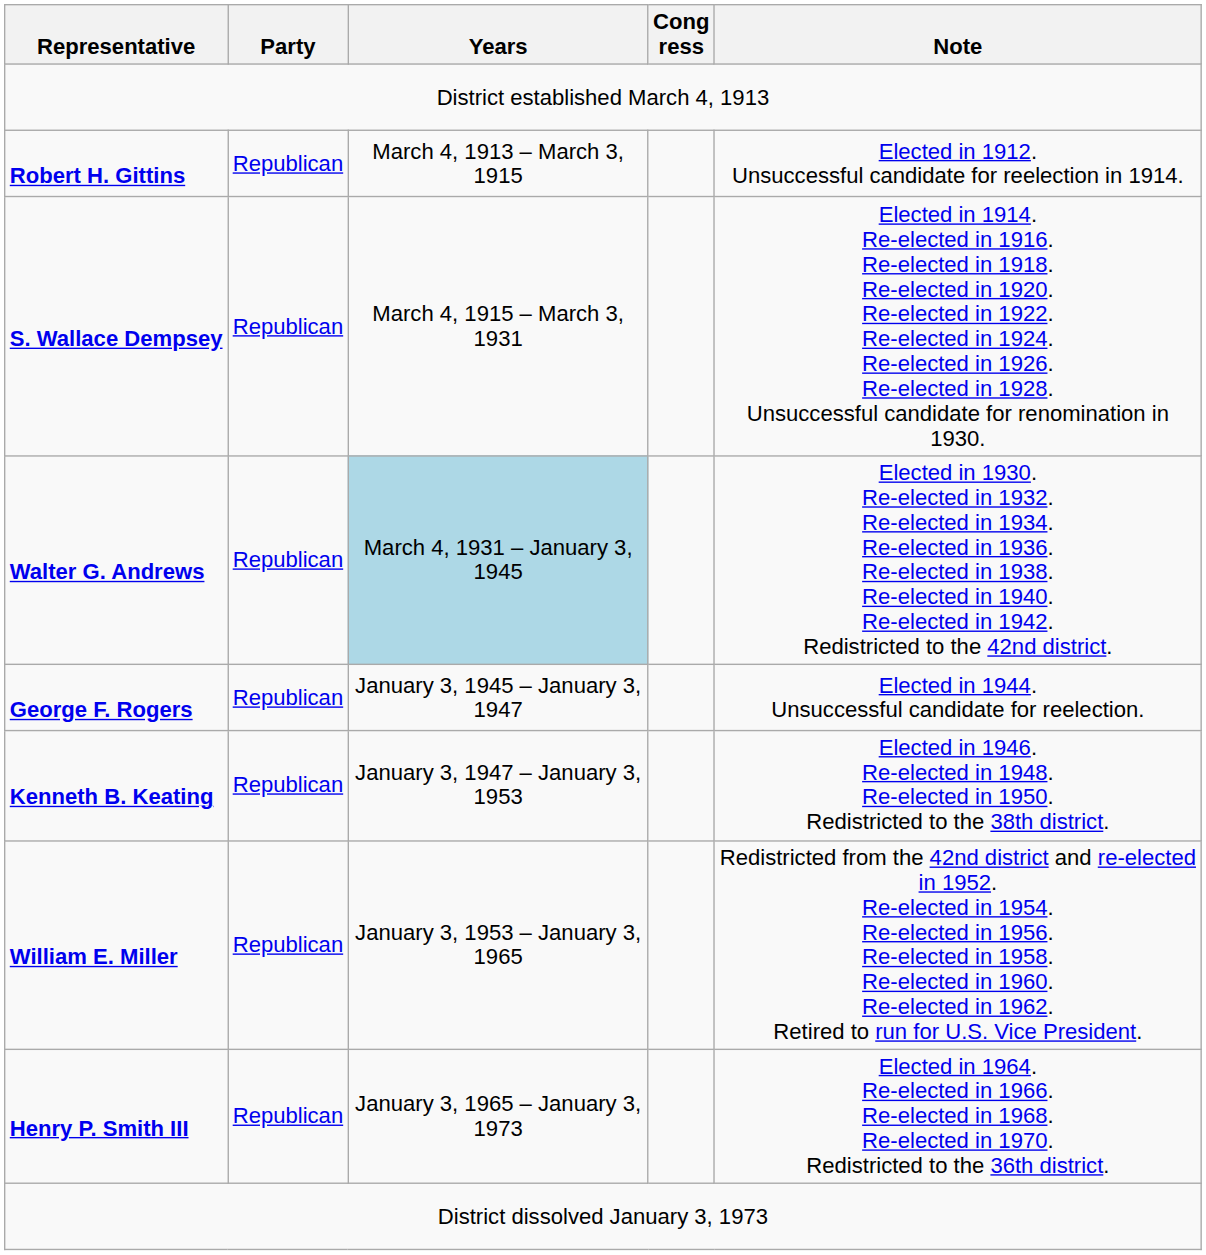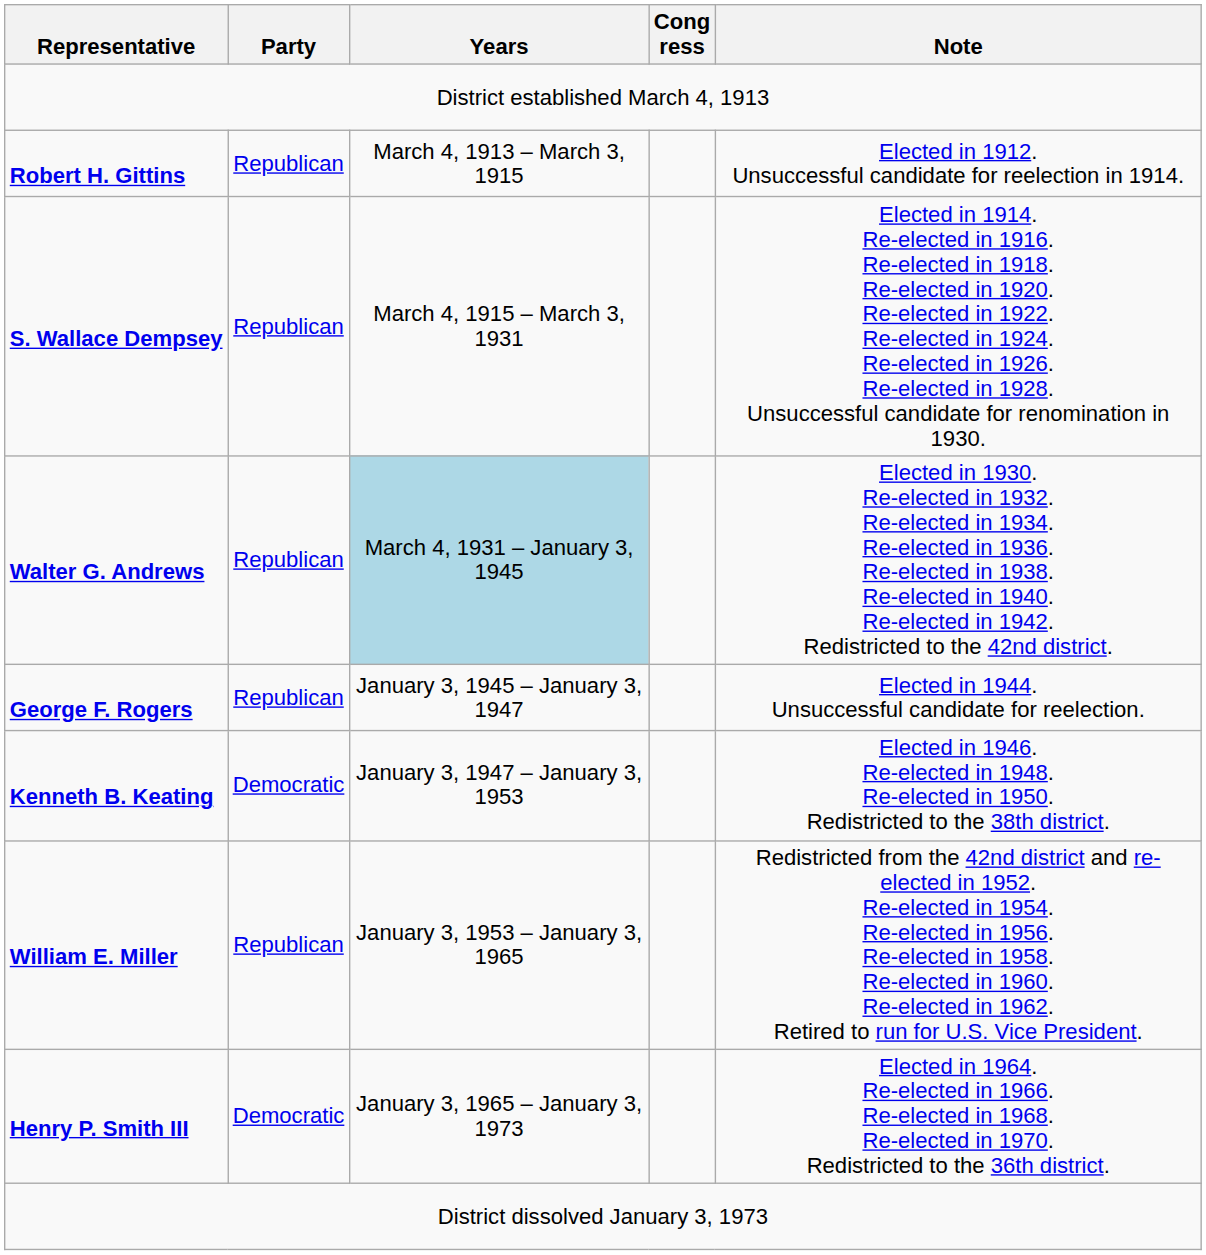(288, 785) Republican -> (289, 785) Democratic
(288, 1116) Republican -> (289, 1116) Democratic
